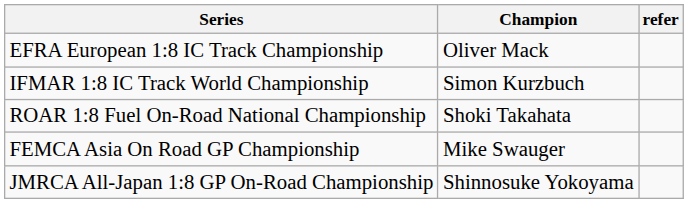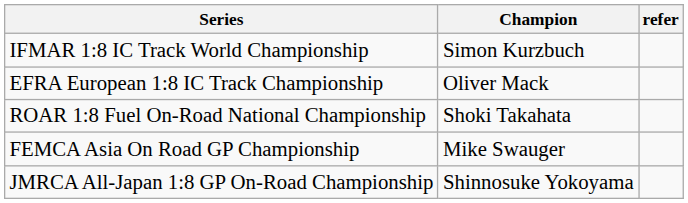rows swapped: (189, 82) <-> (196, 50)
